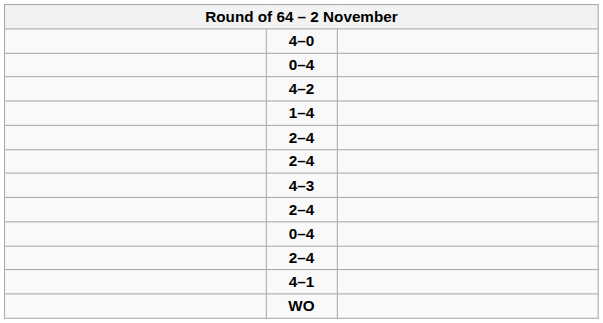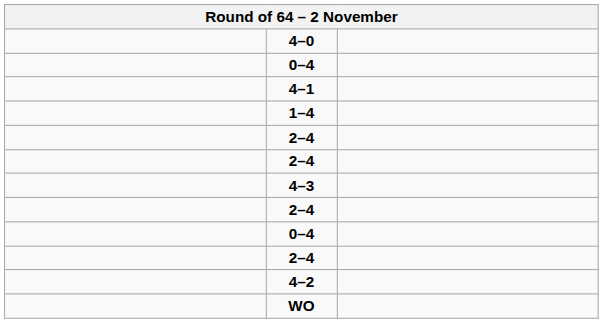rows swapped: (135, 89) <-> (135, 282)
